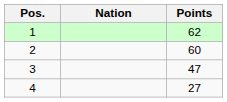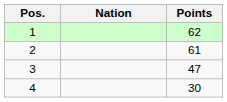(194, 50) 60 -> (194, 50) 61
(194, 87) 27 -> (194, 87) 30
